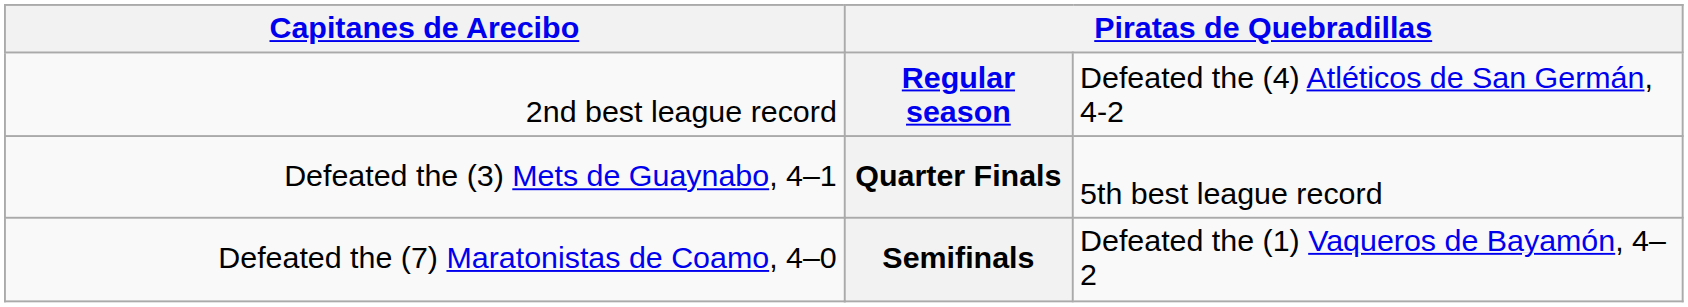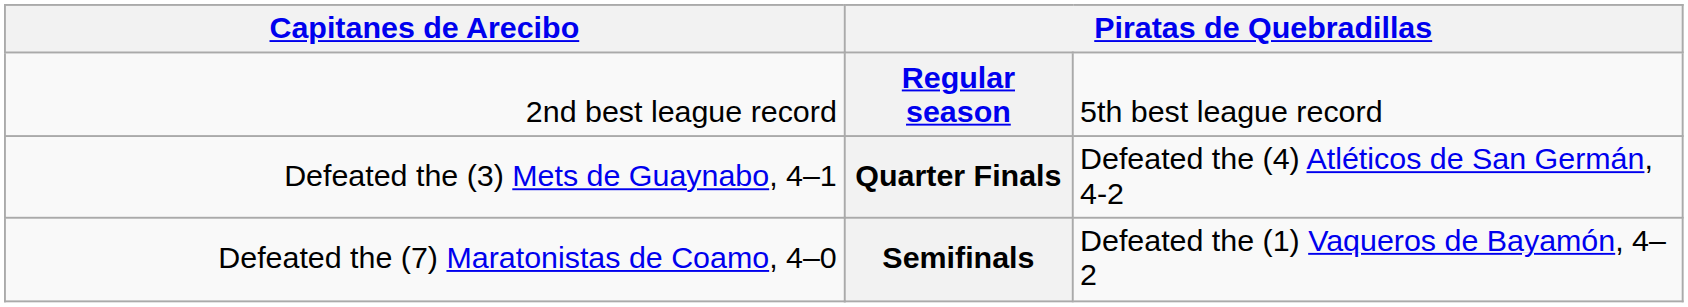(1366, 93) Defeated the (4) Atléticos de San Germán, 4-2 -> (1231, 111) 5th best league record
(1231, 193) 5th best league record -> (1366, 176) Defeated the (4) Atléticos de San Germán, 4-2
